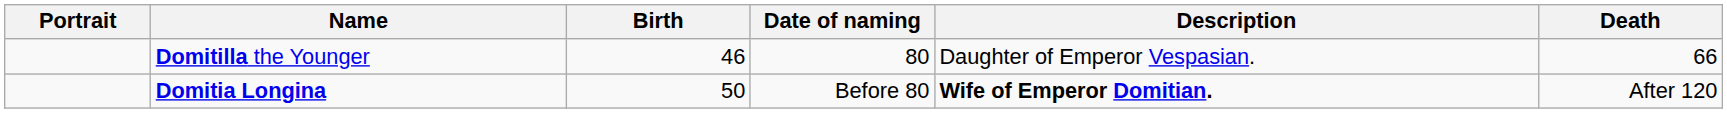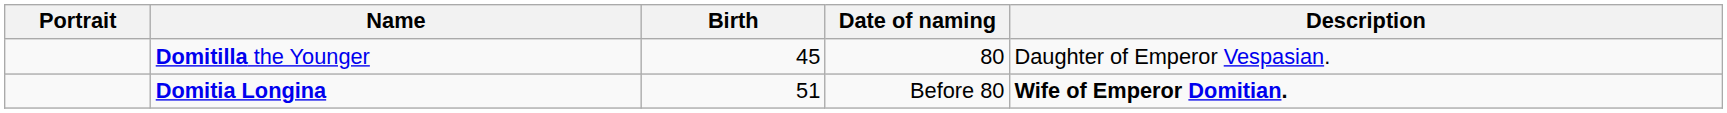- column: (1630, 21)
(733, 56) 46 -> (808, 56) 45
(733, 90) 50 -> (808, 90) 51
